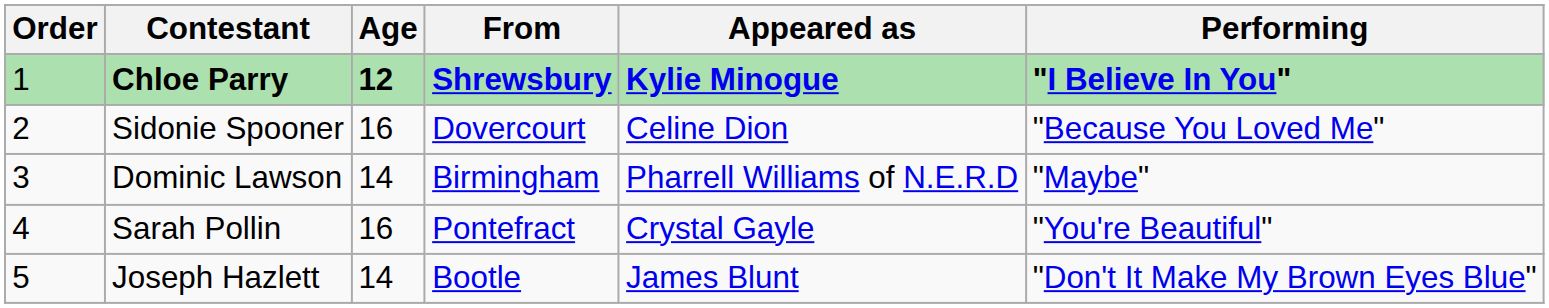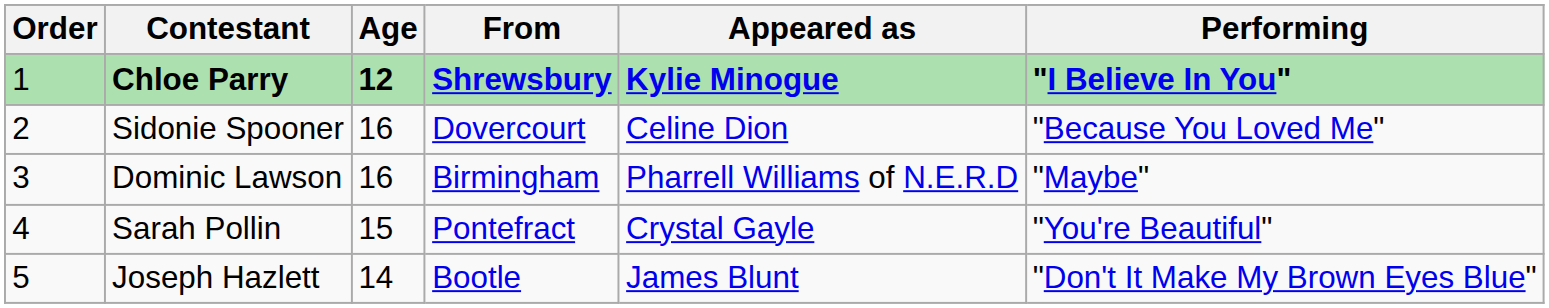(376, 178) 14 -> (376, 178) 16
(376, 228) 16 -> (376, 228) 15
